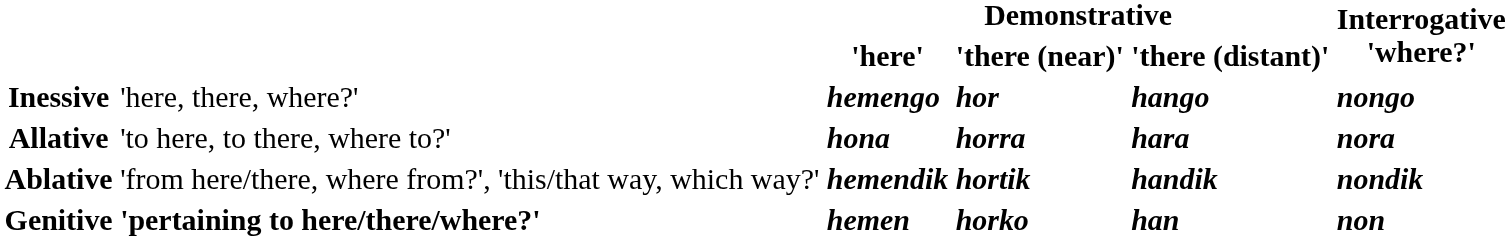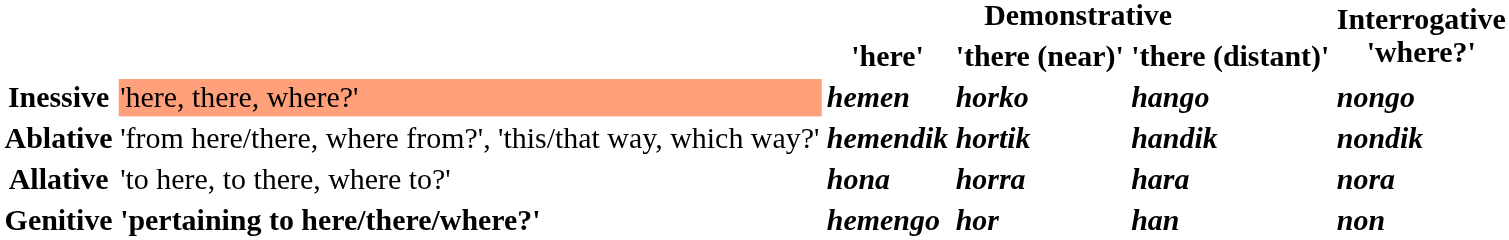(239, 97) no background -> (239, 97) lightsalmon background
(883, 97) hemengo -> (868, 97) hemen
(977, 97) hor -> (992, 97) horko
rows swapped: (59, 138) <-> (59, 179)
(868, 220) hemen -> (883, 220) hemengo
(992, 220) horko -> (977, 220) hor
